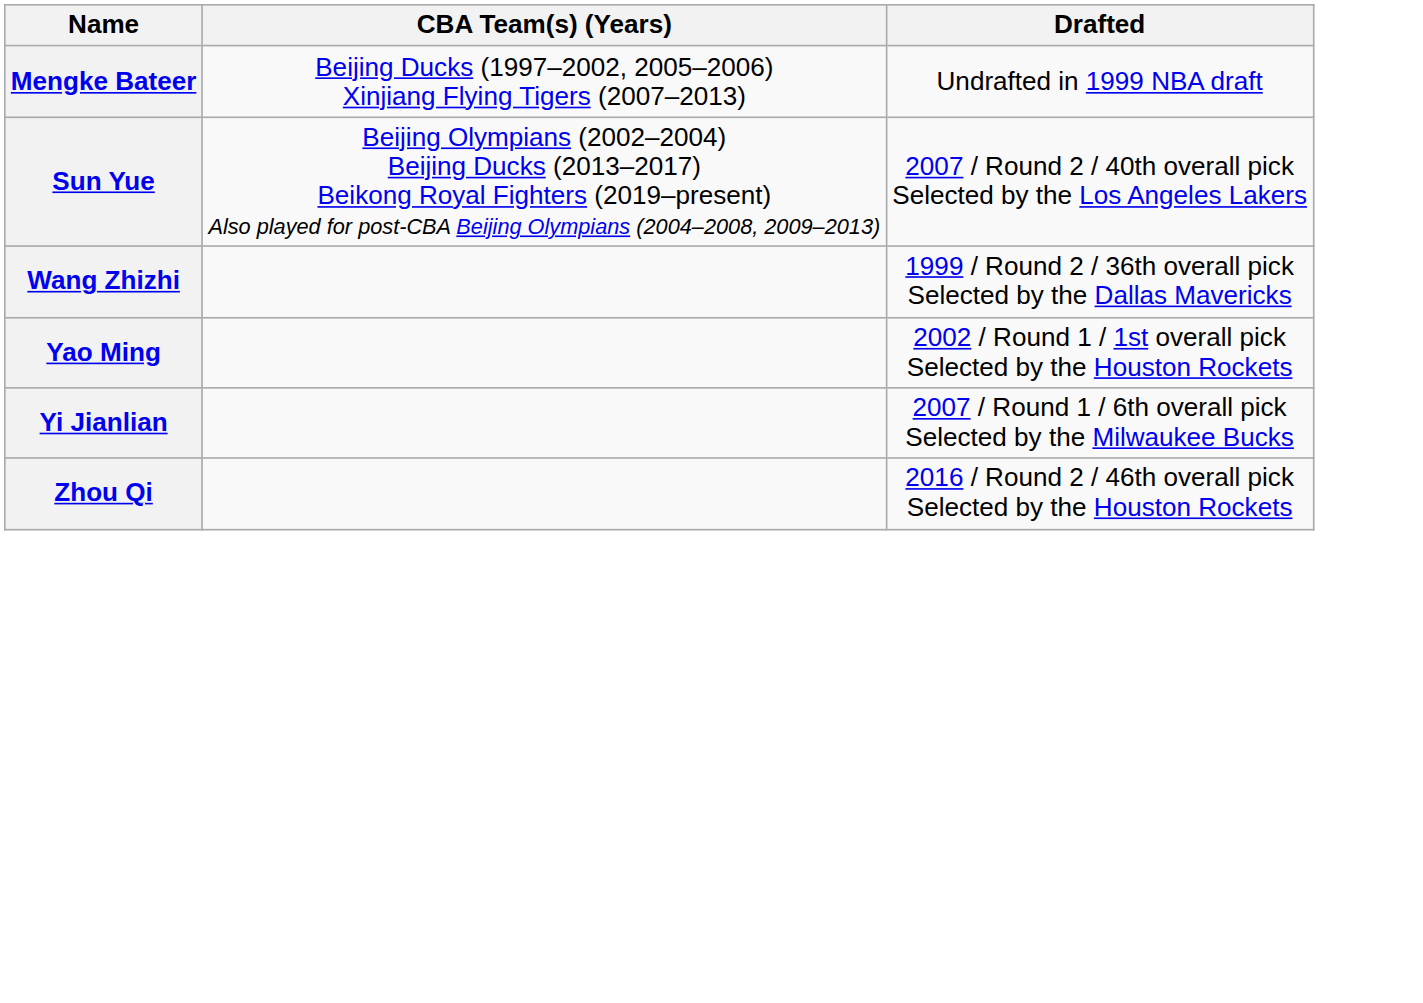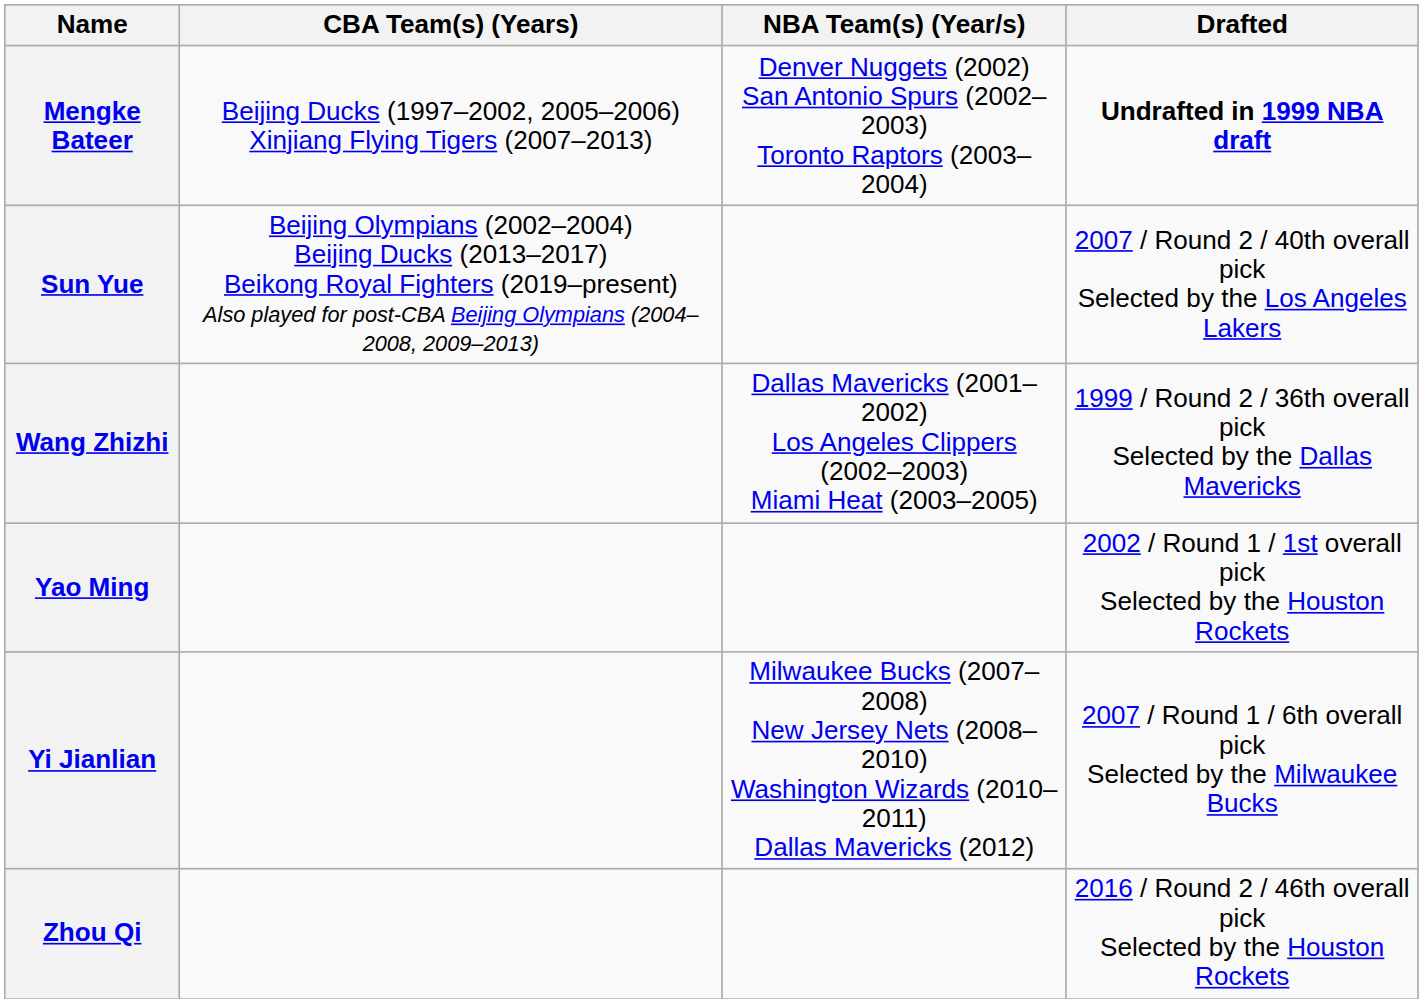+ column: (894, 25)
(1100, 81) normal -> (1242, 125) bold
